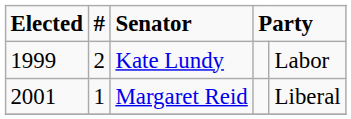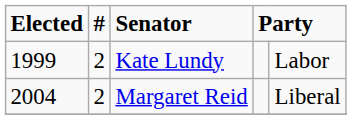(33, 96) 2001 -> (33, 96) 2004
(99, 96) 1 -> (99, 96) 2
